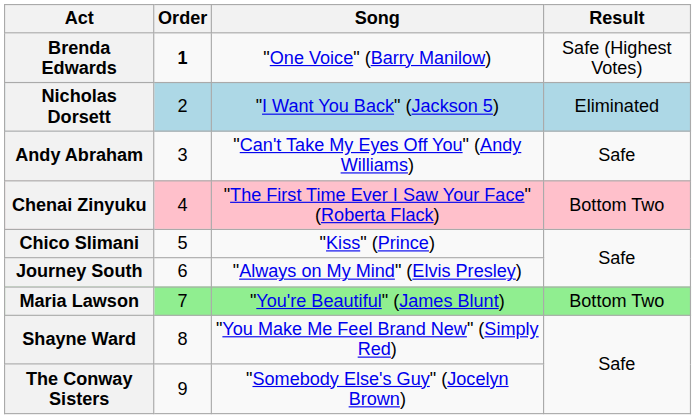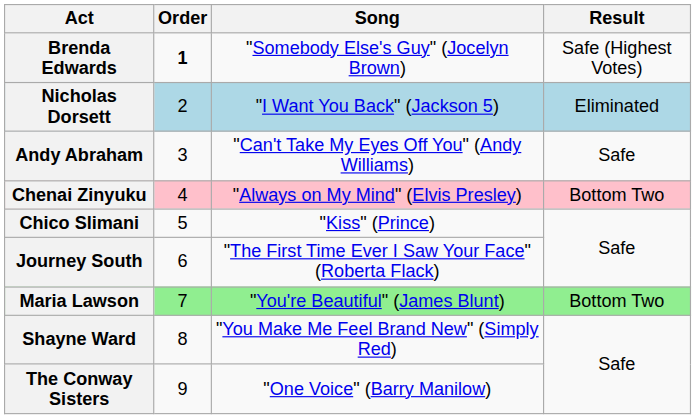(377, 57) "One Voice" (Barry Manilow) -> (377, 57) "Somebody Else's Guy" (Jocelyn Brown)
(377, 204) "The First Time Ever I Saw Your Face" (Roberta Flack) -> (377, 194) "Always on My Mind" (Elvis Presley)
(377, 272) "Always on My Mind" (Elvis Presley) -> (377, 262) "The First Time Ever I Saw Your Face" (Roberta Flack)
(377, 388) "Somebody Else's Guy" (Jocelyn Brown) -> (377, 388) "One Voice" (Barry Manilow)
